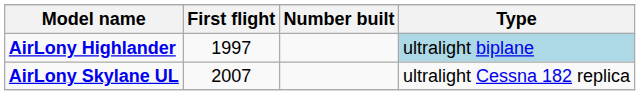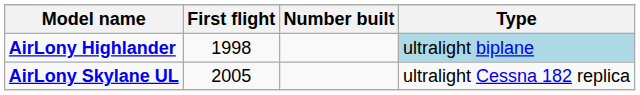(231, 48) 1997 -> (231, 48) 1998
(231, 76) 2007 -> (231, 76) 2005
